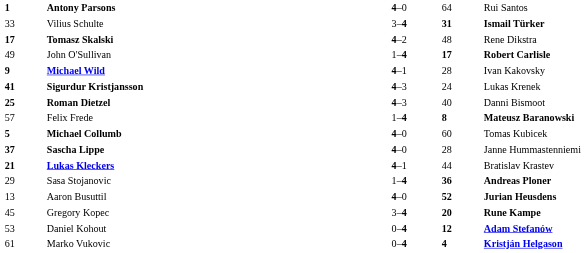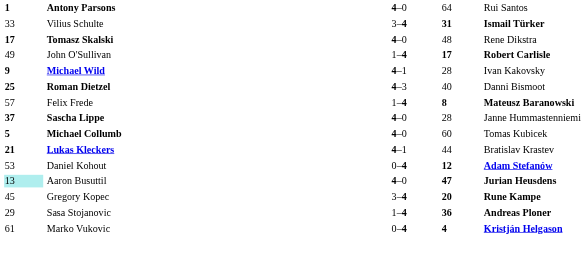(399, 39) 4–2 -> (399, 39) 4–0
- row: (95, 86)
rows swapped: (84, 134) <-> (76, 149)
rows swapped: (77, 228) <-> (79, 181)
(10, 197) no background -> (10, 181) paleturquoise background
(447, 197) 52 -> (447, 181) 47
